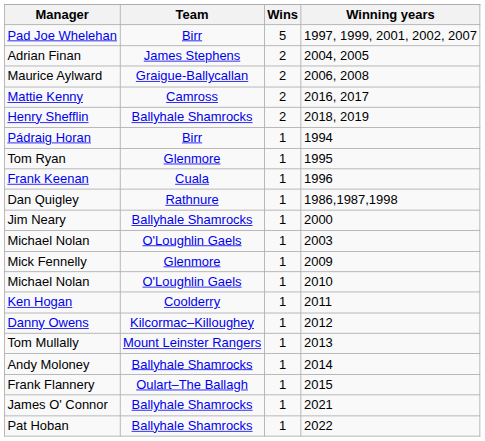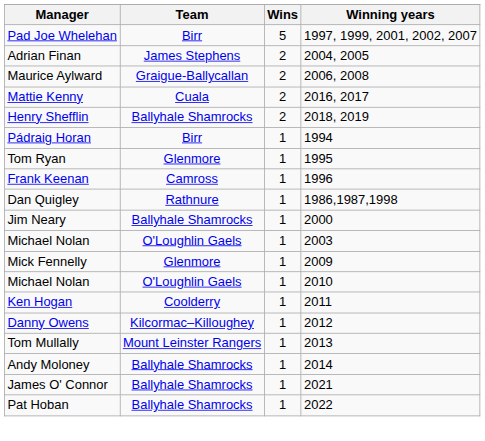(192, 96) Camross -> (192, 96) Cuala
(192, 179) Cuala -> (192, 179) Camross
- row: (51, 384)
